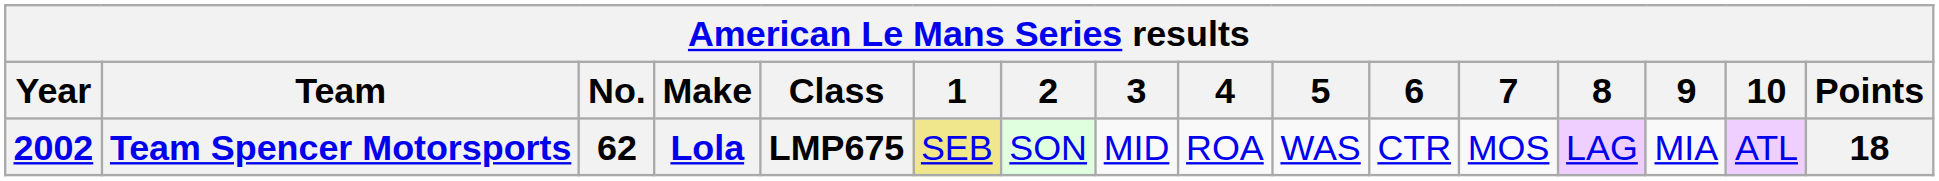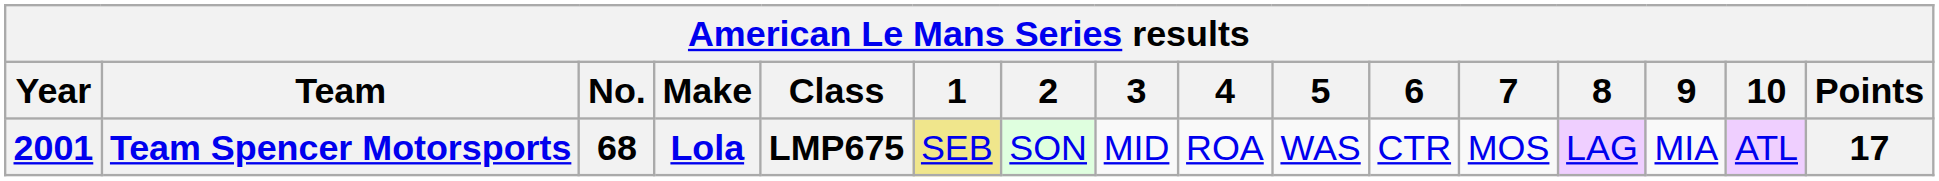(53, 147) 2002 -> (53, 147) 2001
(617, 147) 62 -> (617, 147) 68
(1869, 147) 18 -> (1869, 147) 17
